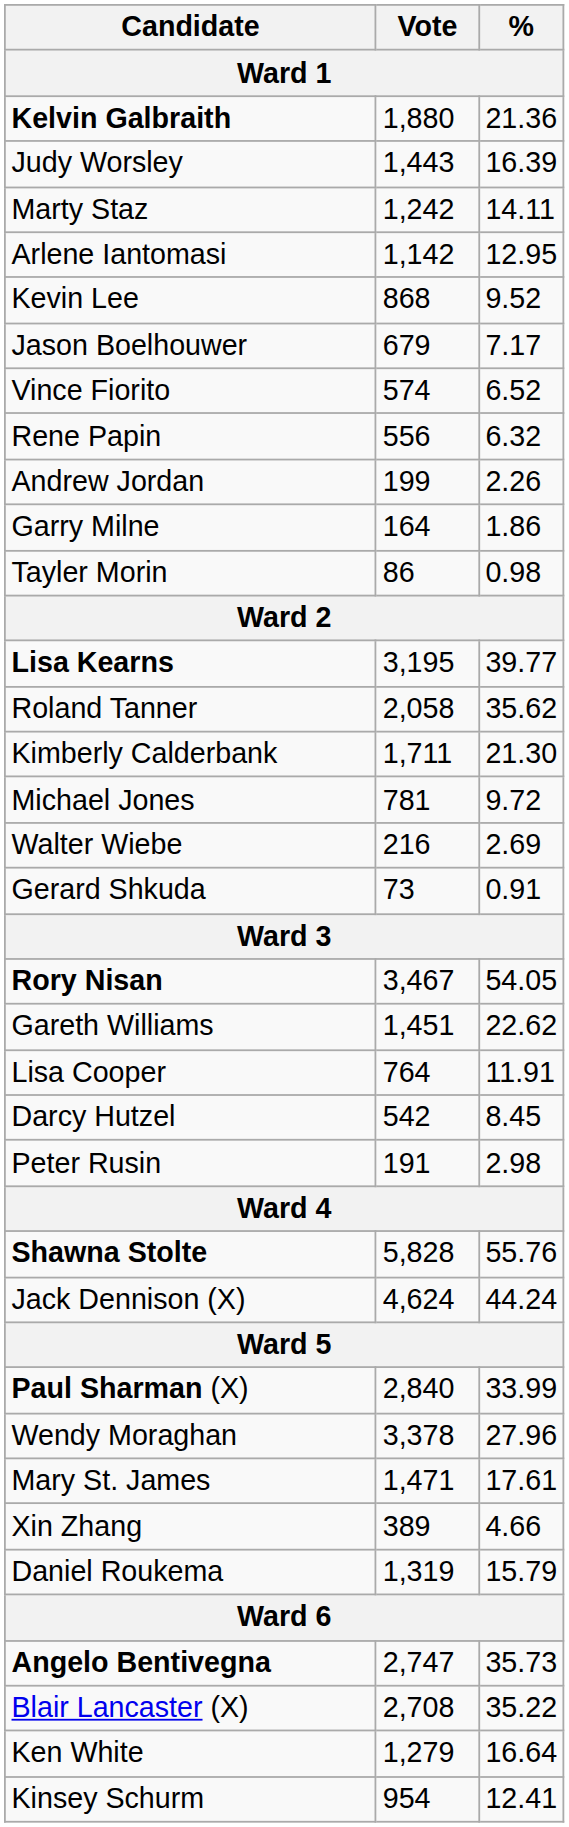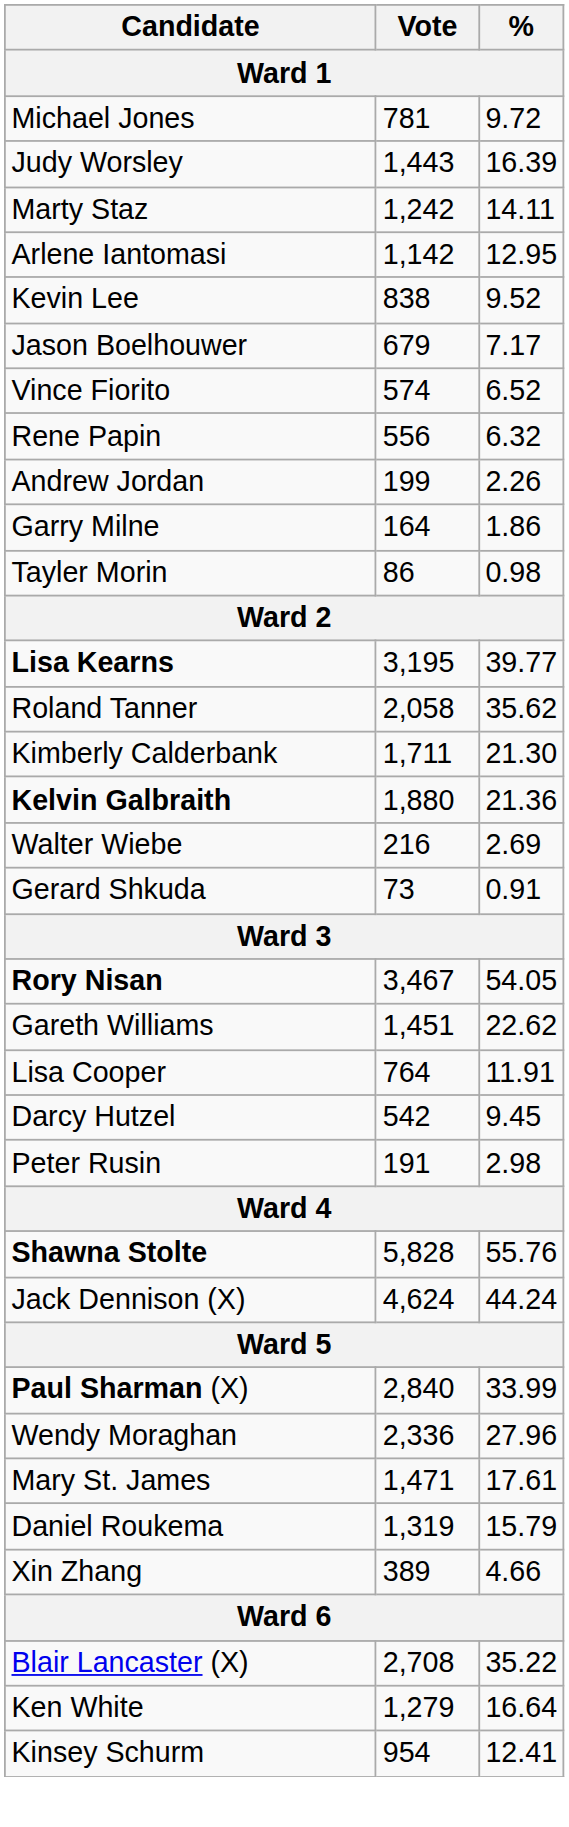rows swapped: (121, 118) <-> (103, 799)
(407, 299) 868 -> (407, 299) 838
(513, 1117) 8.45 -> (513, 1117) 9.45
(419, 1435) 3,378 -> (419, 1435) 2,336
rows swapped: (117, 1571) <-> (77, 1526)
- row: (141, 1662)
